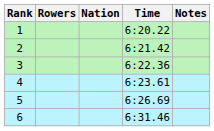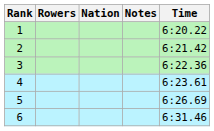columns swapped: (147, 13) <-> (191, 13)
